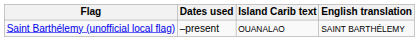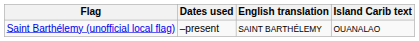columns swapped: (277, 12) <-> (367, 12)
